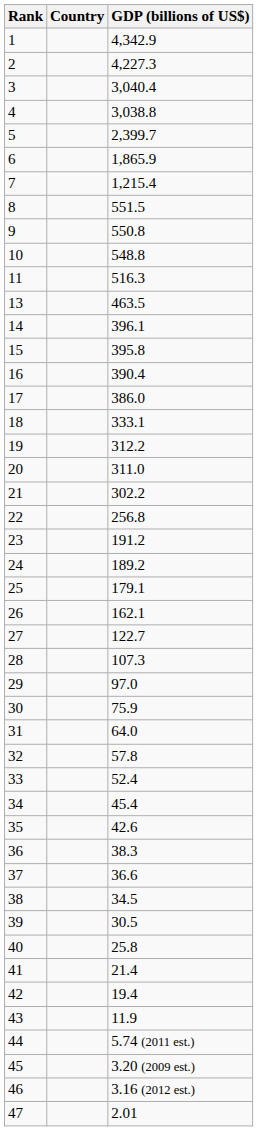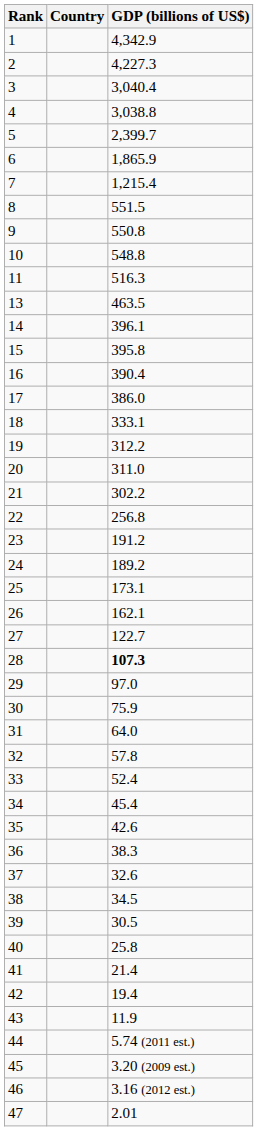(128, 588) 179.1 -> (128, 588) 173.1
(128, 660) normal -> (128, 660) bold
(124, 875) 36.6 -> (124, 875) 32.6
